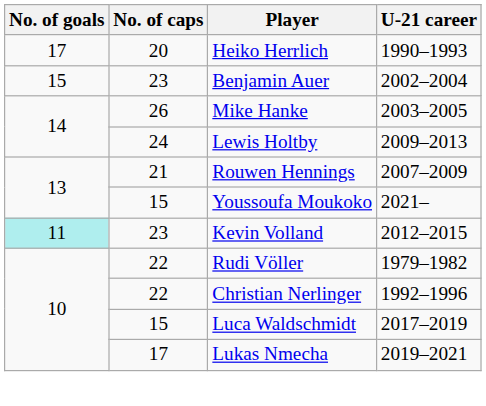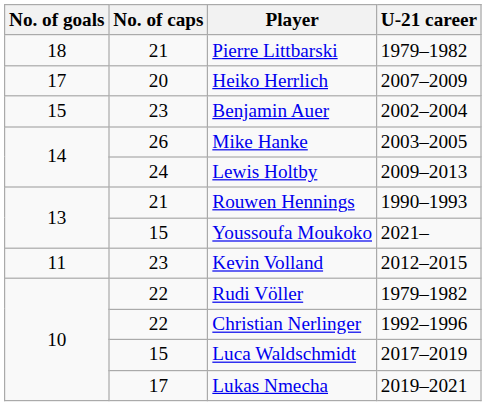+ row: (275, 50)
(424, 50) 1990–1993 -> (424, 80) 2007–2009
(424, 171) 2007–2009 -> (424, 202) 1990–1993
(57, 232) paleturquoise background -> (57, 263) no background
